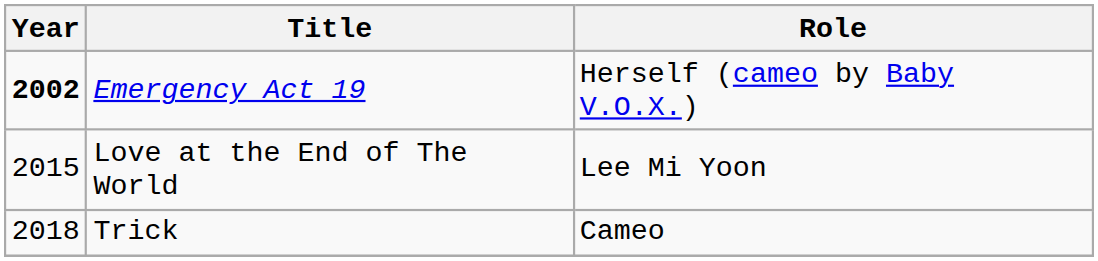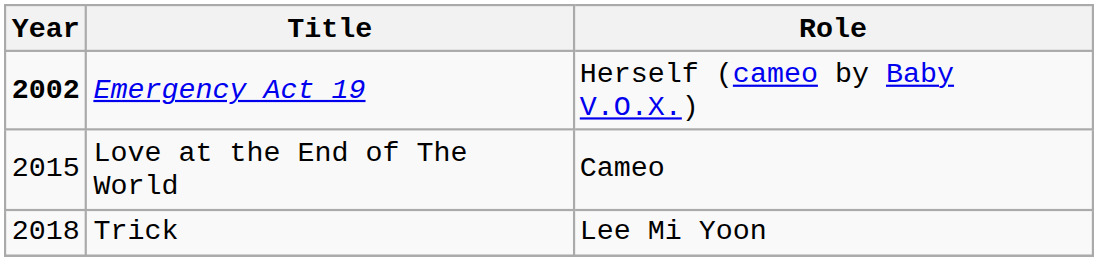(673, 170) Lee Mi Yoon -> (622, 170) Cameo
(622, 232) Cameo -> (673, 232) Lee Mi Yoon
